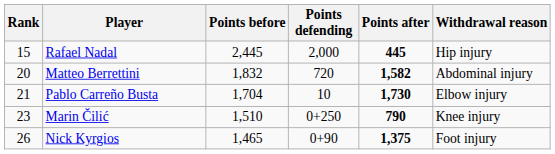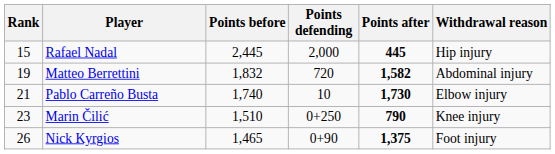(23, 73) 20 -> (23, 73) 19
(247, 95) 1,704 -> (247, 95) 1,740
